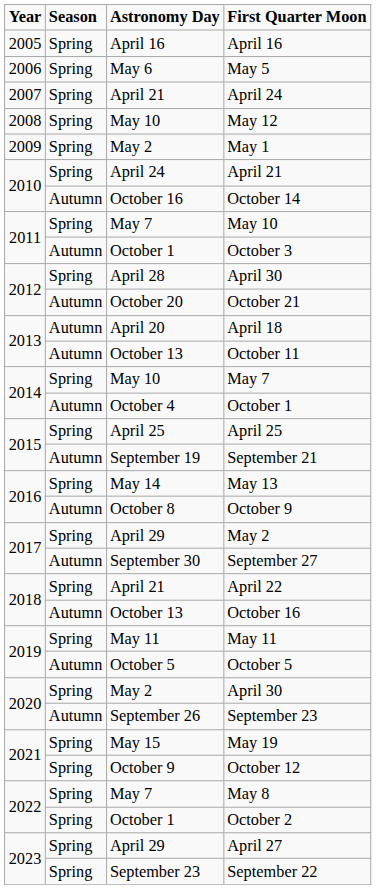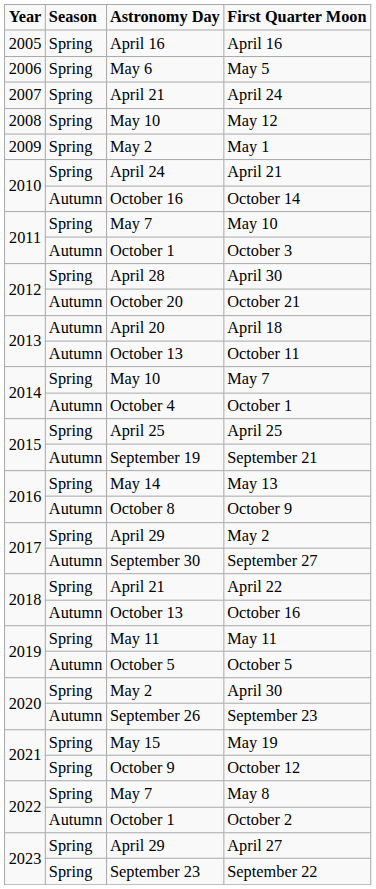(71, 819) Spring -> (76, 819) Autumn
